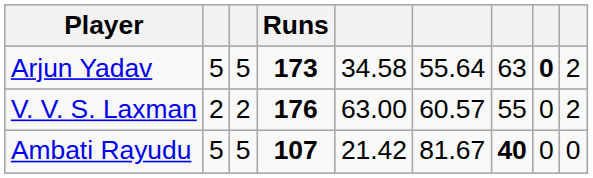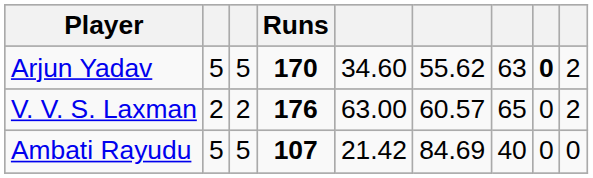(296, 67) 173 -> (296, 67) 170
(374, 67) 34.58 -> (374, 67) 34.60
(452, 67) 55.64 -> (452, 67) 55.62
(512, 109) 55 -> (512, 109) 65
(452, 151) 81.67 -> (452, 151) 84.69
(512, 151) bold -> (512, 151) normal
